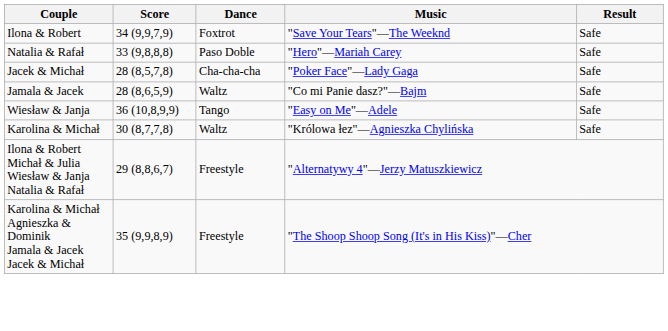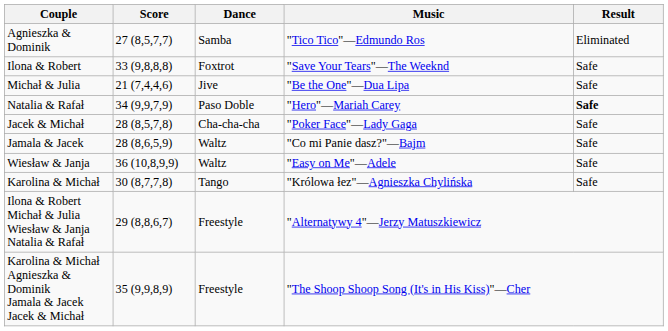+ row: (39, 40)
(144, 33) 34 (9,9,7,9) -> (144, 66) 33 (9,8,8,8)
+ row: (44, 85)
(144, 52) 33 (9,8,8,8) -> (144, 104) 34 (9,9,7,9)
(590, 52) normal -> (587, 104) bold
(214, 110) Tango -> (212, 162) Waltz
(213, 129) Waltz -> (213, 182) Tango
